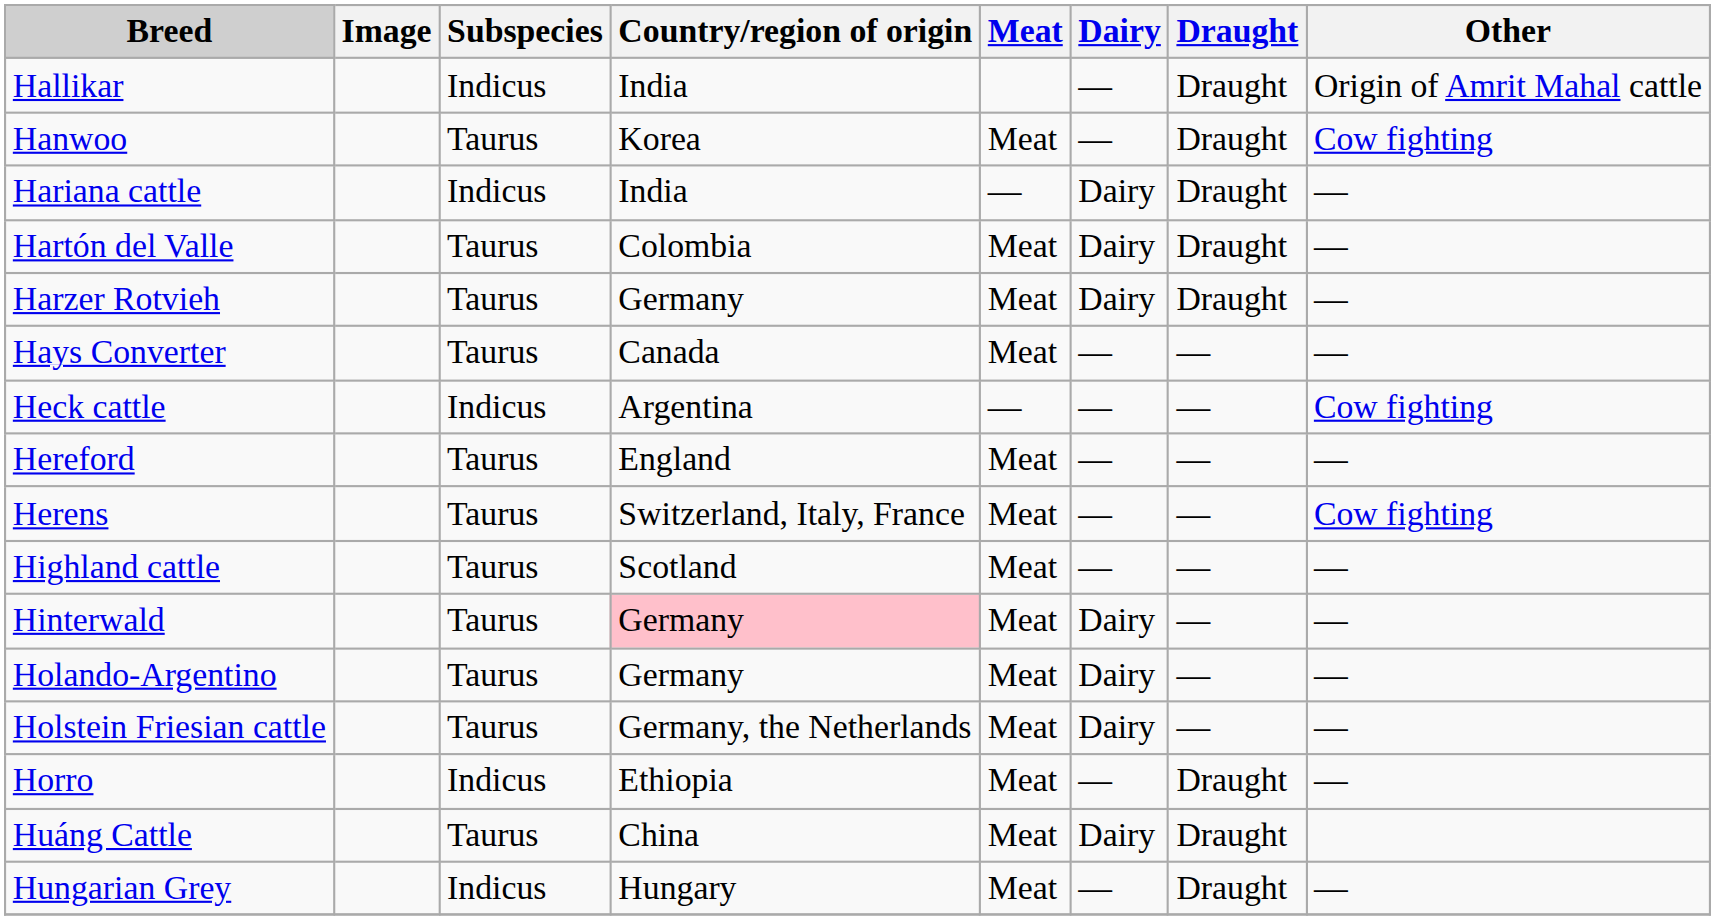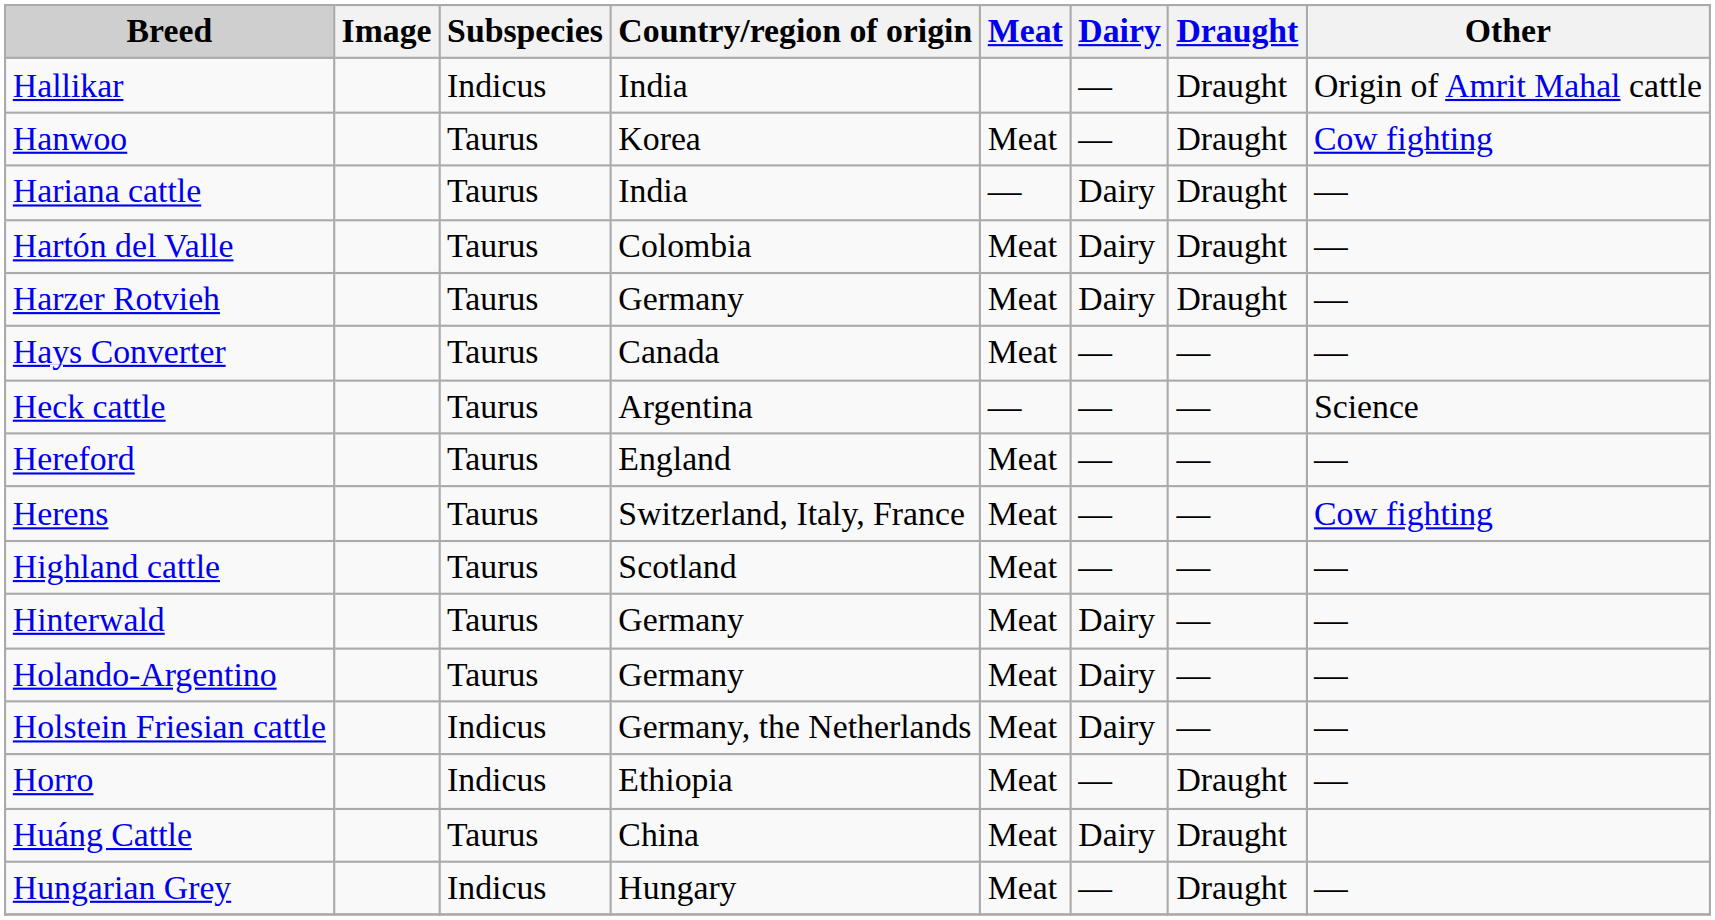(497, 191) Indicus -> (493, 191) Taurus
(497, 406) Indicus -> (493, 406) Taurus
(1403, 406) Cow fighting -> (1366, 406) Science
(681, 620) pink background -> (681, 620) no background
(493, 727) Taurus -> (497, 727) Indicus
